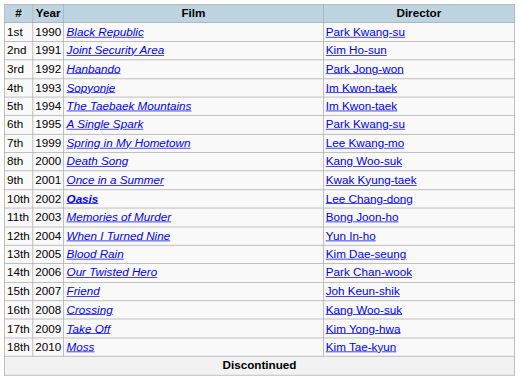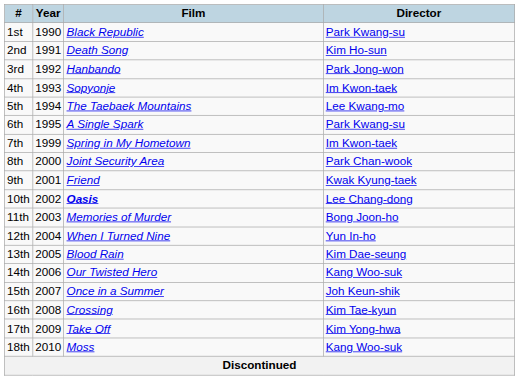(115, 50) Joint Security Area -> (97, 50) Death Song
(361, 106) Im Kwon-taek -> (365, 106) Lee Kwang-mo
(365, 143) Lee Kwang-mo -> (361, 143) Im Kwon-taek
(97, 161) Death Song -> (115, 161) Joint Security Area
(364, 161) Kang Woo-suk -> (369, 161) Park Chan-wook
(115, 180) Once in a Summer -> (83, 180) Friend
(369, 273) Park Chan-wook -> (364, 273) Kang Woo-suk
(83, 291) Friend -> (115, 291) Once in a Summer
(364, 310) Kang Woo-suk -> (361, 310) Kim Tae-kyun
(361, 347) Kim Tae-kyun -> (364, 347) Kang Woo-suk
